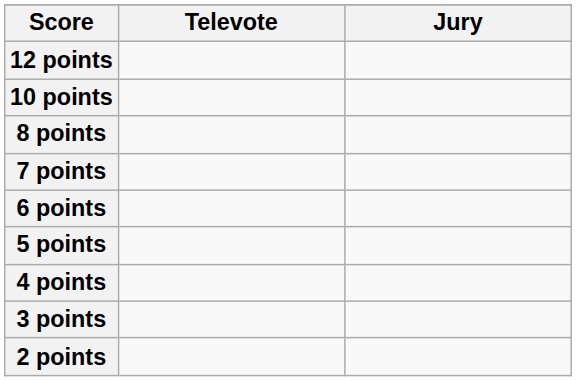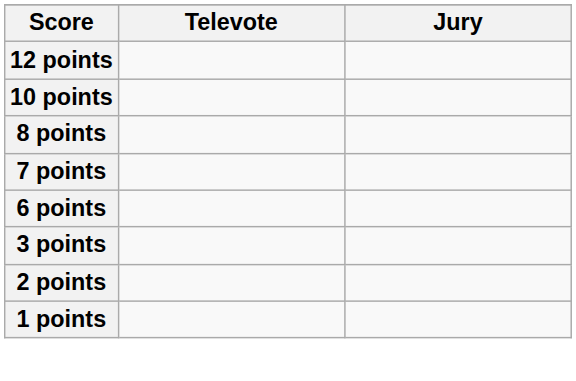- row: (61, 245)
- row: (61, 282)
+ row: (61, 319)
